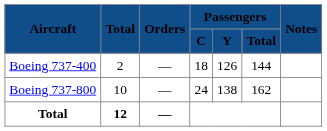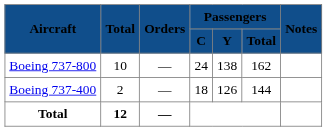rows swapped: (53, 65) <-> (53, 89)
